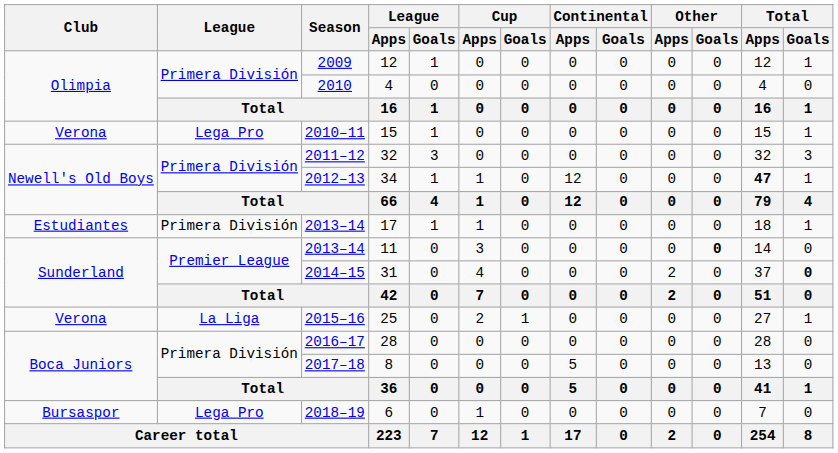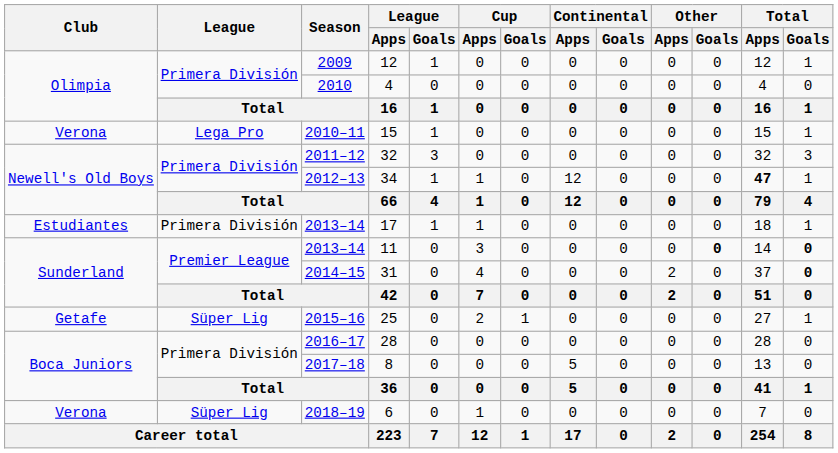(808, 249) normal -> (808, 249) bold
(81, 319) Verona -> (81, 319) Getafe
(229, 319) La Liga -> (229, 319) Süper Lig
(81, 412) Bursaspor -> (81, 412) Verona
(229, 412) Lega Pro -> (229, 412) Süper Lig
